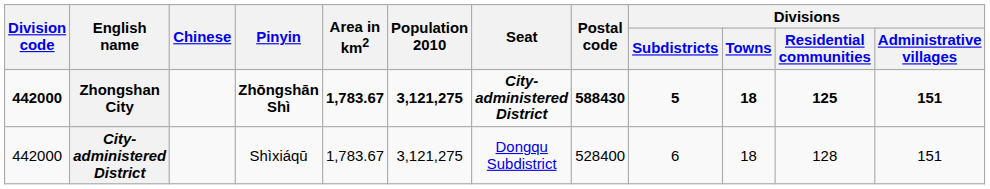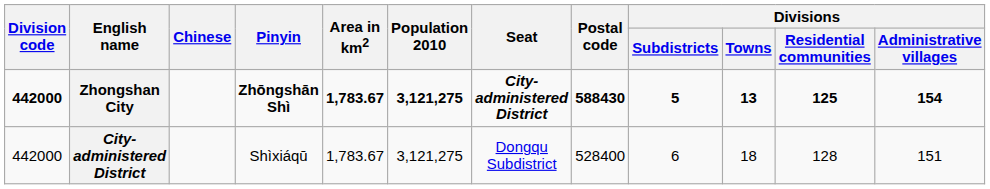(749, 98) 18 -> (749, 98) 13
(930, 98) 151 -> (930, 98) 154
